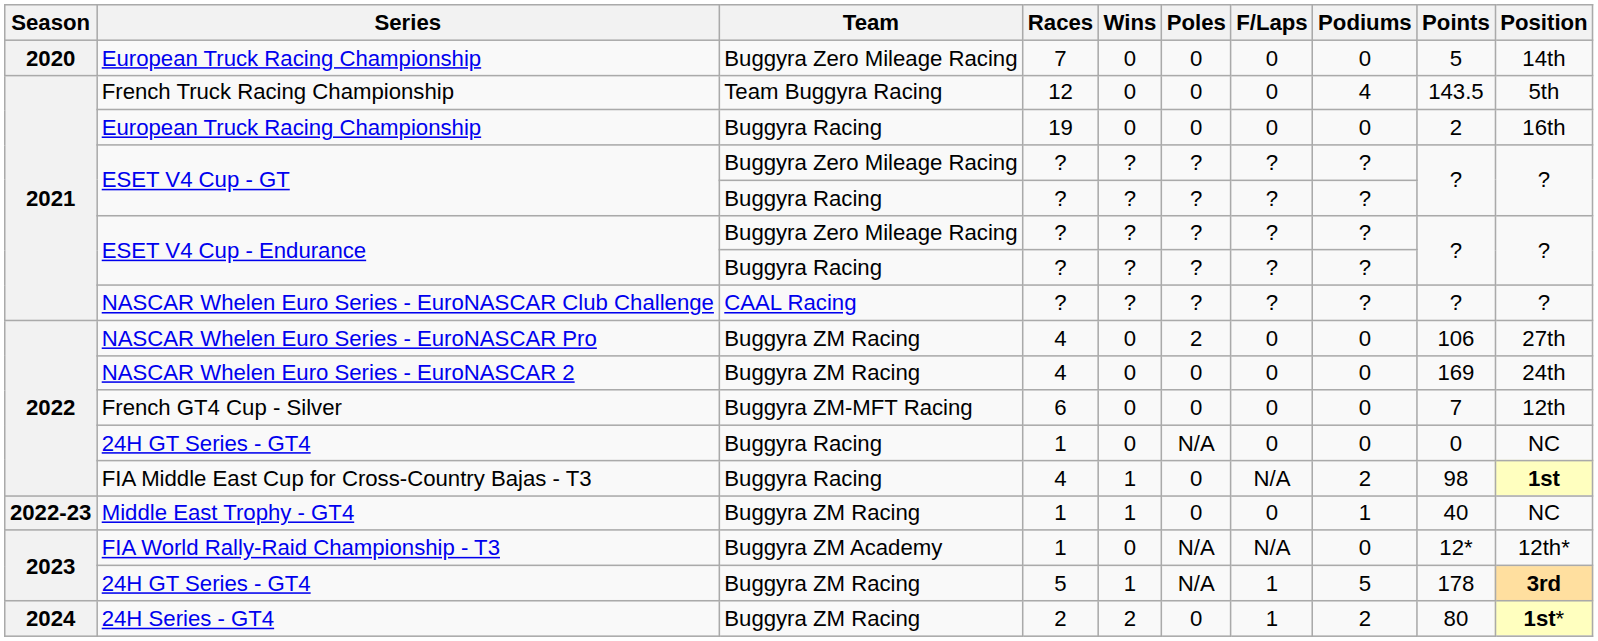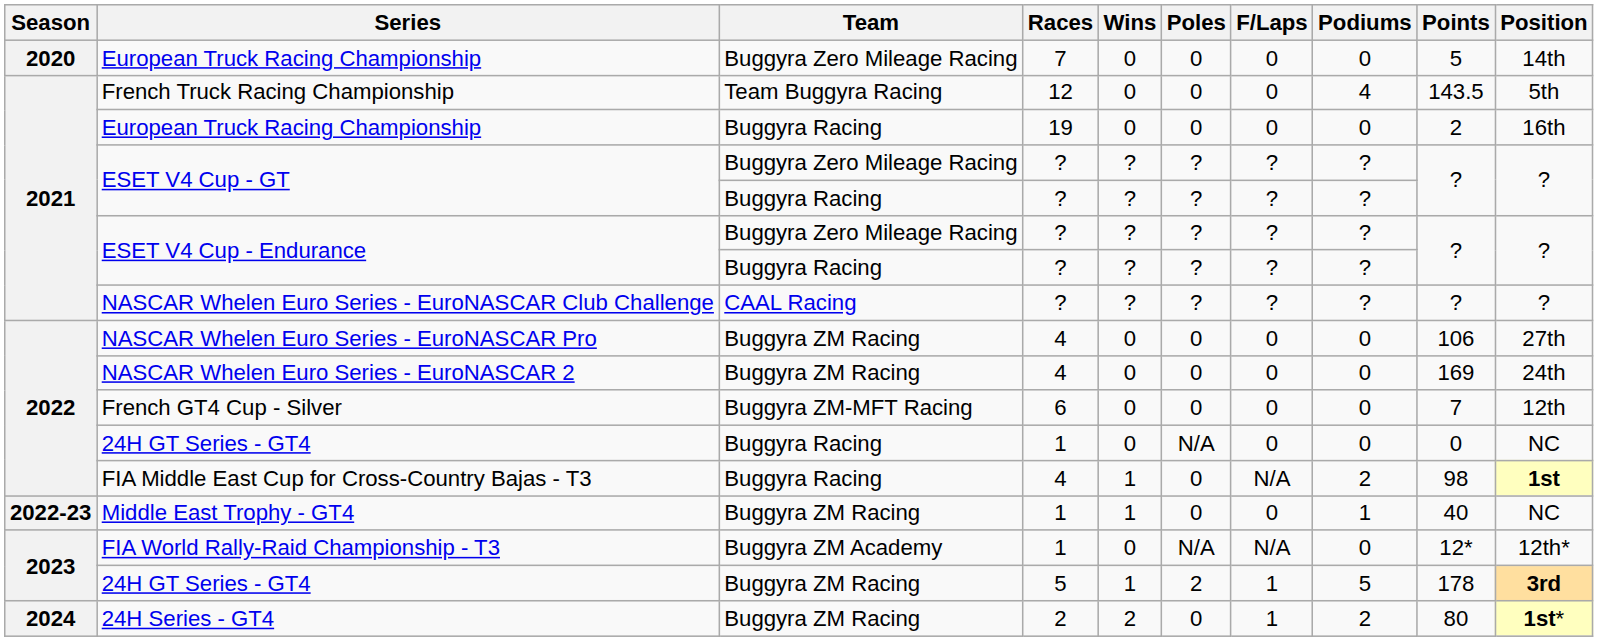(1196, 338) 2 -> (1196, 338) 0
(1196, 583) N/A -> (1196, 583) 2
